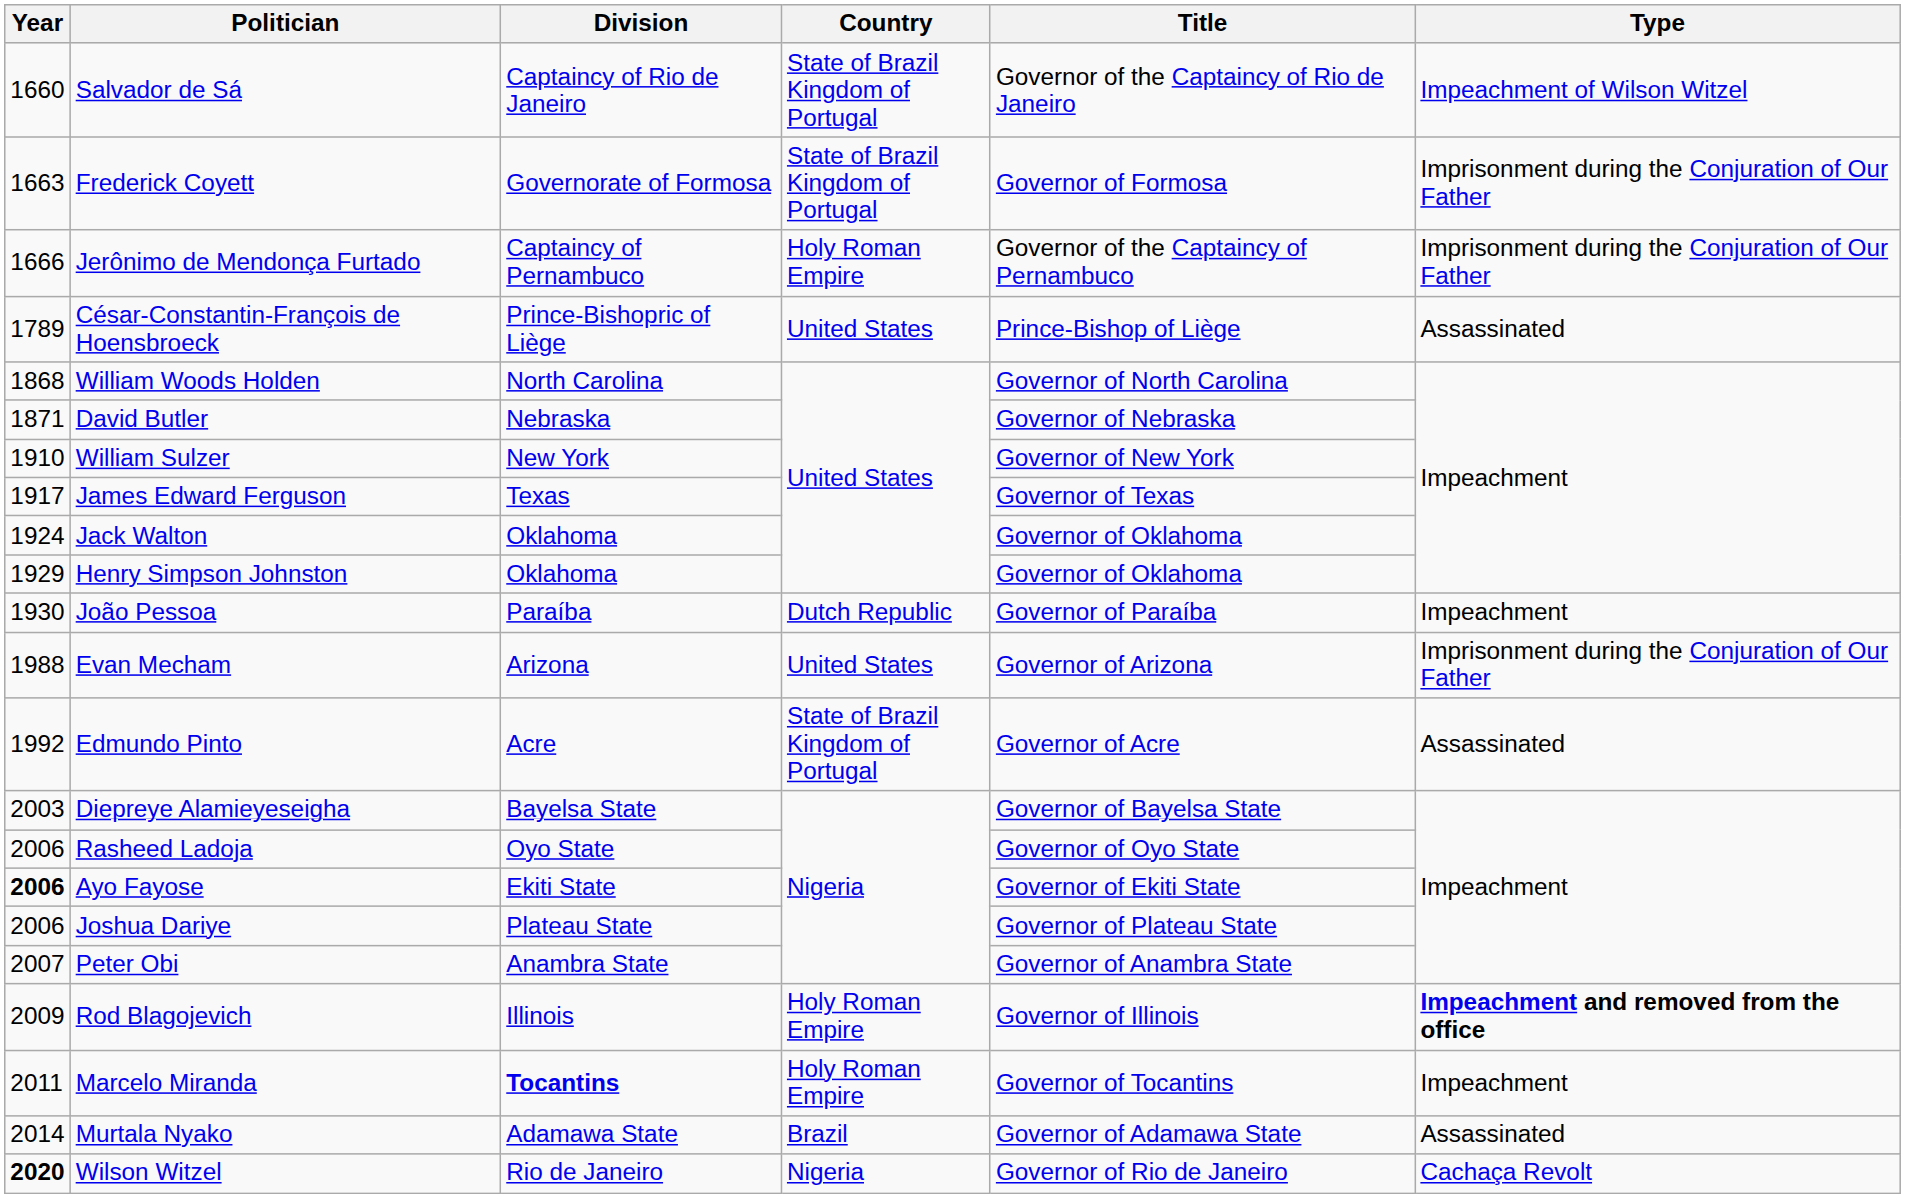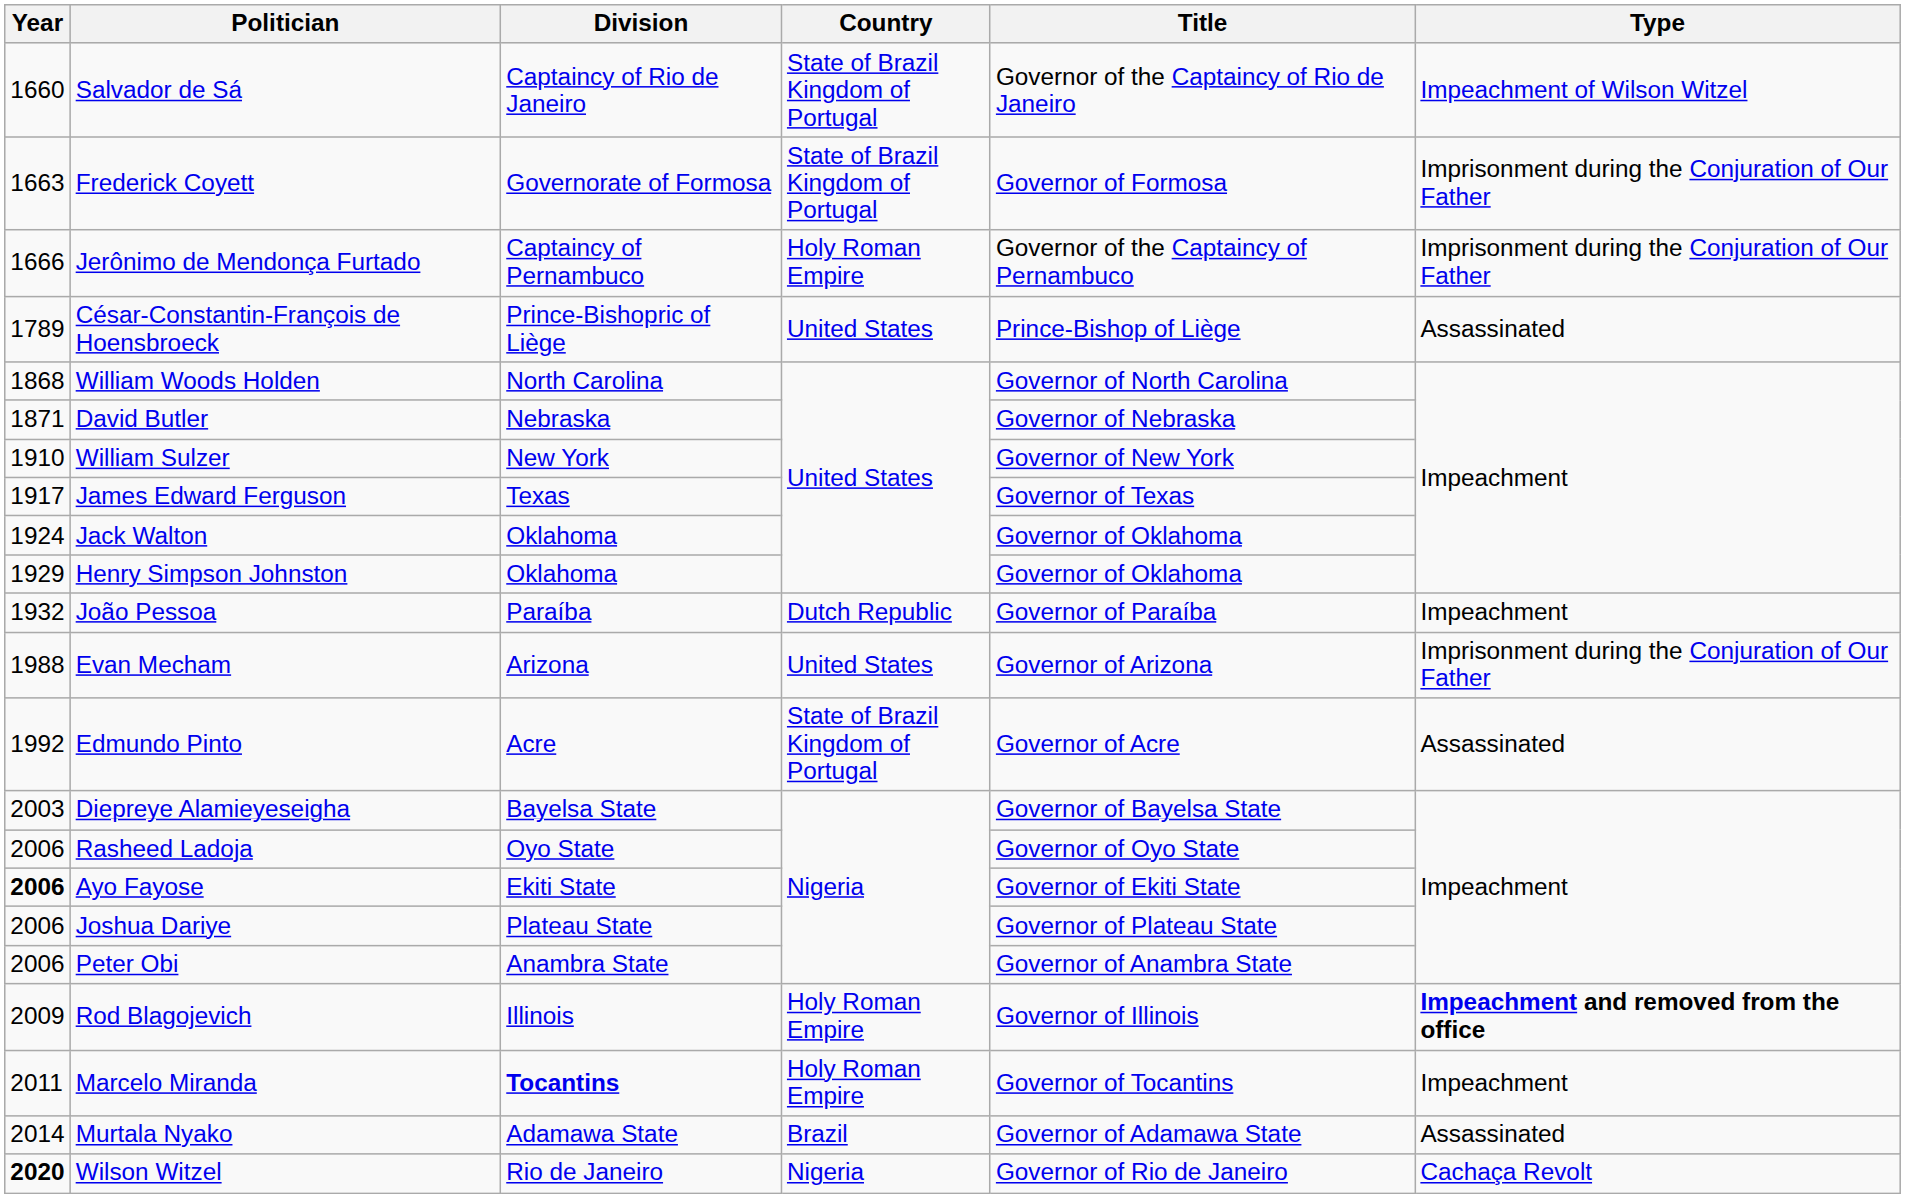(37, 612) 1930 -> (37, 612) 1932
(37, 964) 2007 -> (37, 964) 2006
